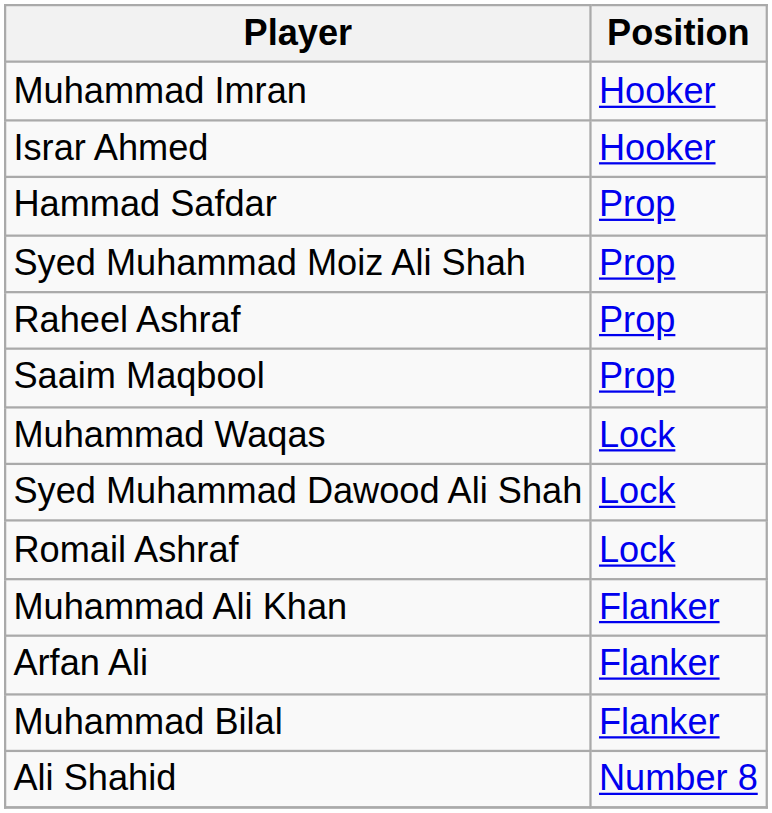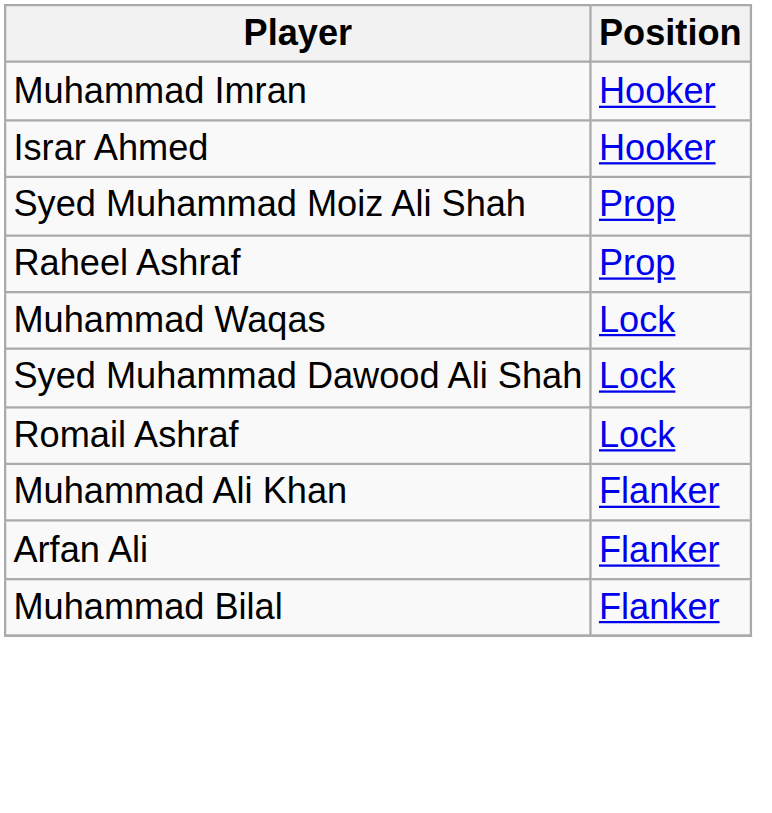- row: (145, 205)
- row: (139, 377)
- row: (95, 778)
